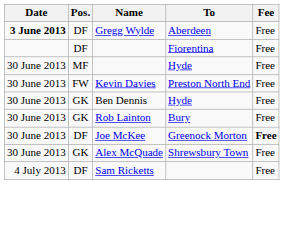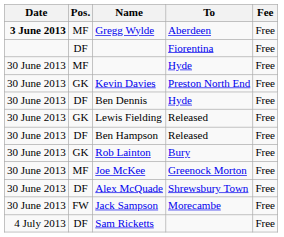(81, 30) DF -> (81, 30) MF
(81, 83) FW -> (81, 83) GK
(81, 100) GK -> (81, 100) DF
+ row: (129, 118)
+ row: (127, 135)
(81, 135) DF -> (81, 170) MF
(266, 135) bold -> (265, 170) normal
(81, 153) GK -> (81, 188) DF
+ row: (127, 205)
